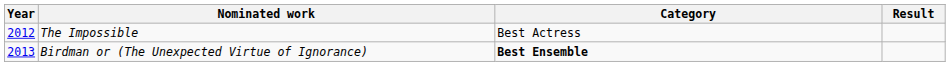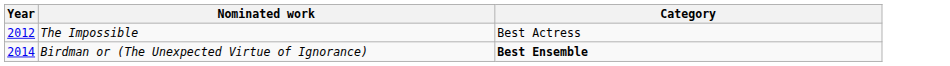- column: (914, 14)
(21, 52) 2013 -> (21, 52) 2014
